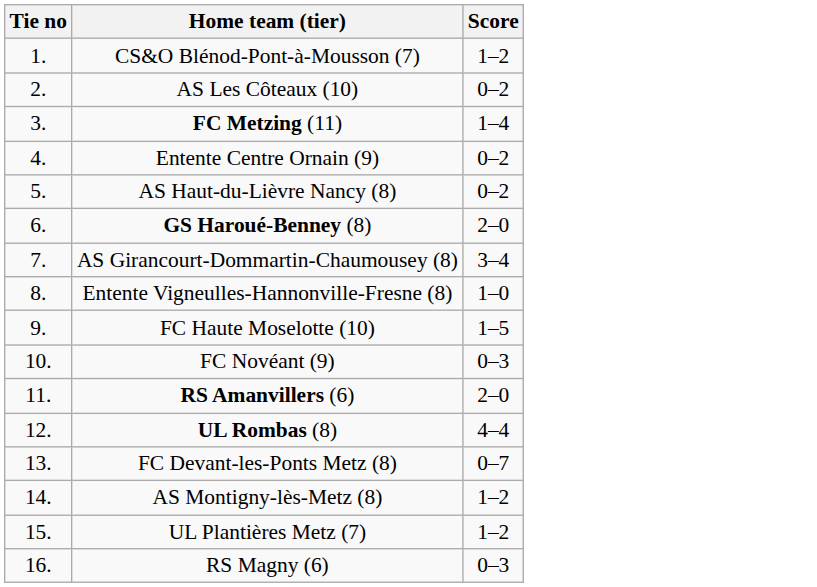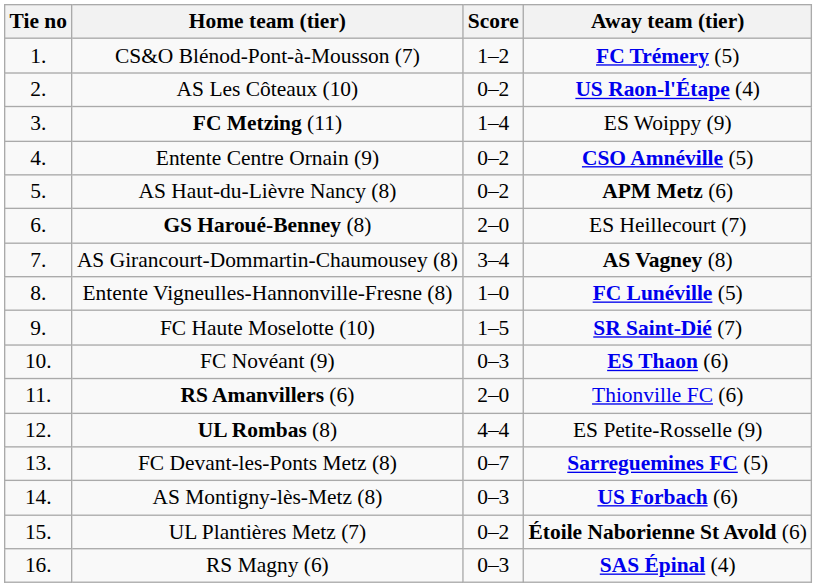+ column: (668, 21)
(493, 497) 1–2 -> (493, 497) 0–3
(493, 531) 1–2 -> (493, 531) 0–2
